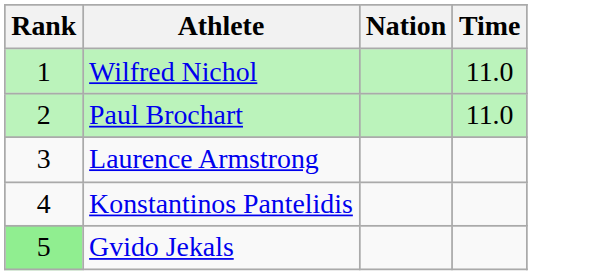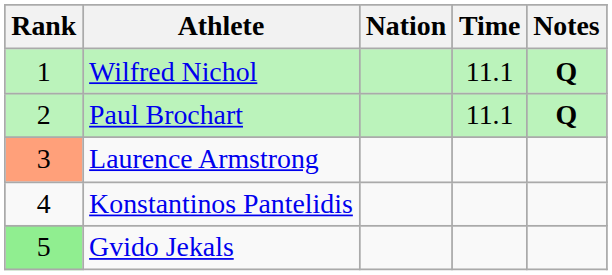+ column: (566, 26)
(490, 70) 11.0 -> (490, 70) 11.1
(490, 114) 11.0 -> (490, 114) 11.1
(44, 159) no background -> (44, 159) lightsalmon background
